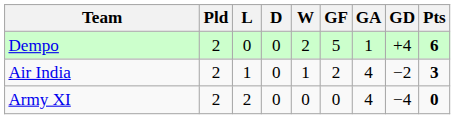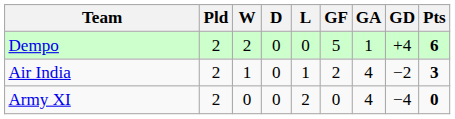columns swapped: (306, 18) <-> (247, 18)
